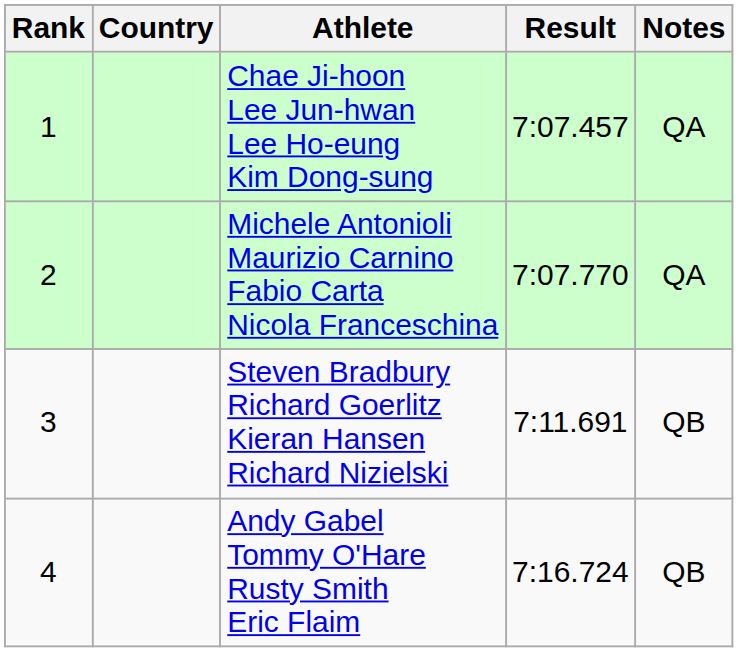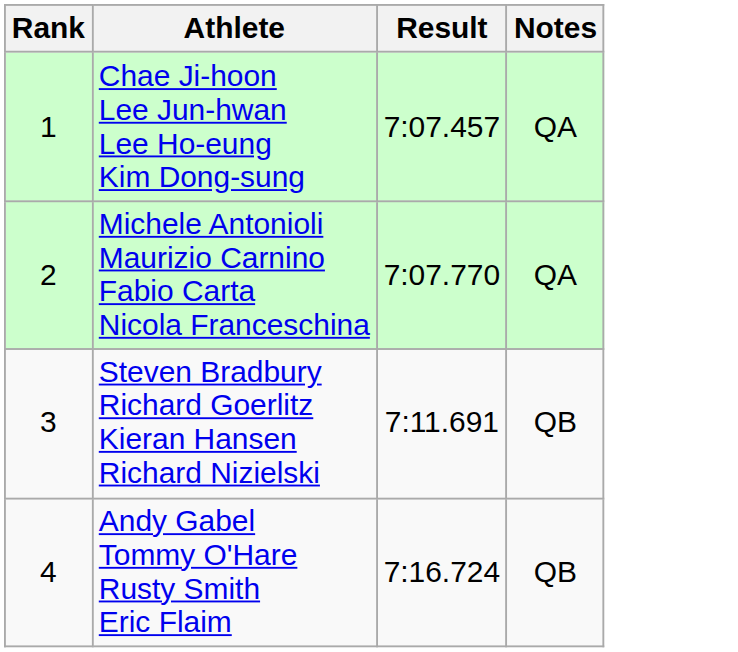- column: (156, 28)
